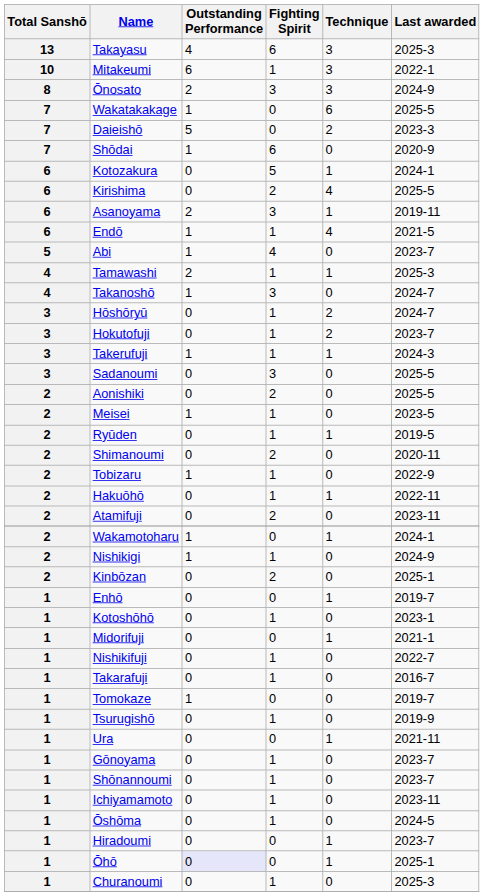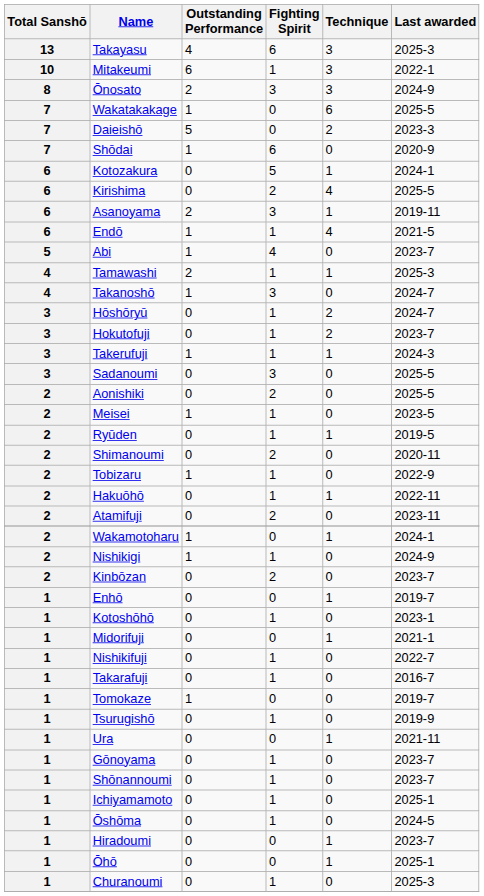(414, 577) 2025-1 -> (414, 577) 2023-7
(417, 800) 2023-11 -> (414, 800) 2025-1
(188, 861) lavender background -> (188, 861) no background
